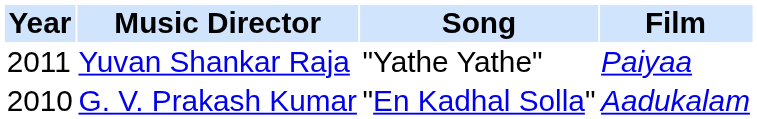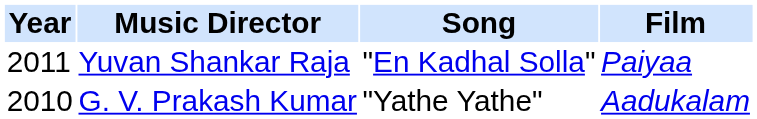(453, 62) "Yathe Yathe" -> (479, 62) "En Kadhal Solla"
(479, 101) "En Kadhal Solla" -> (453, 101) "Yathe Yathe"
